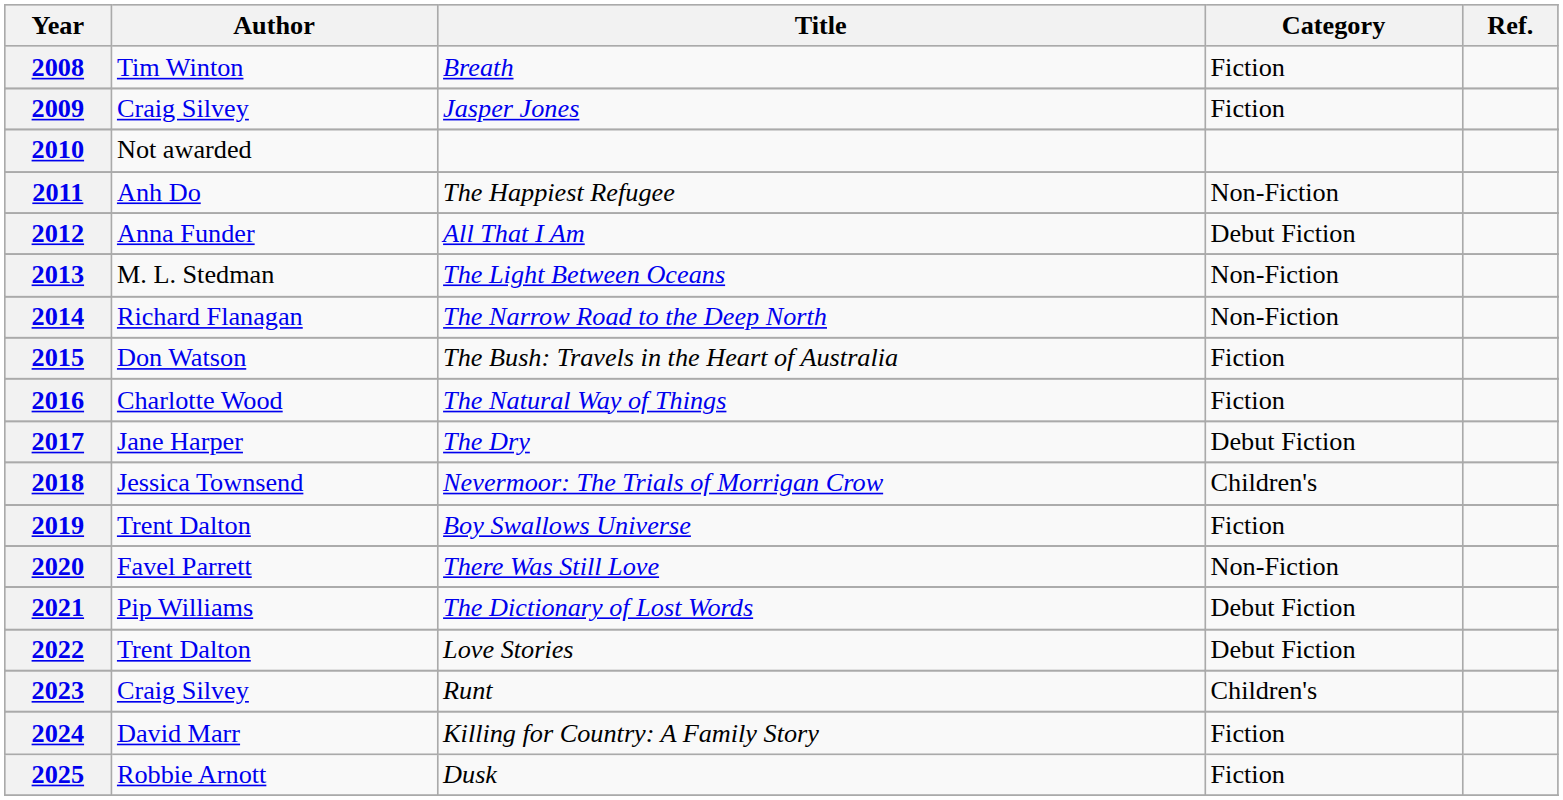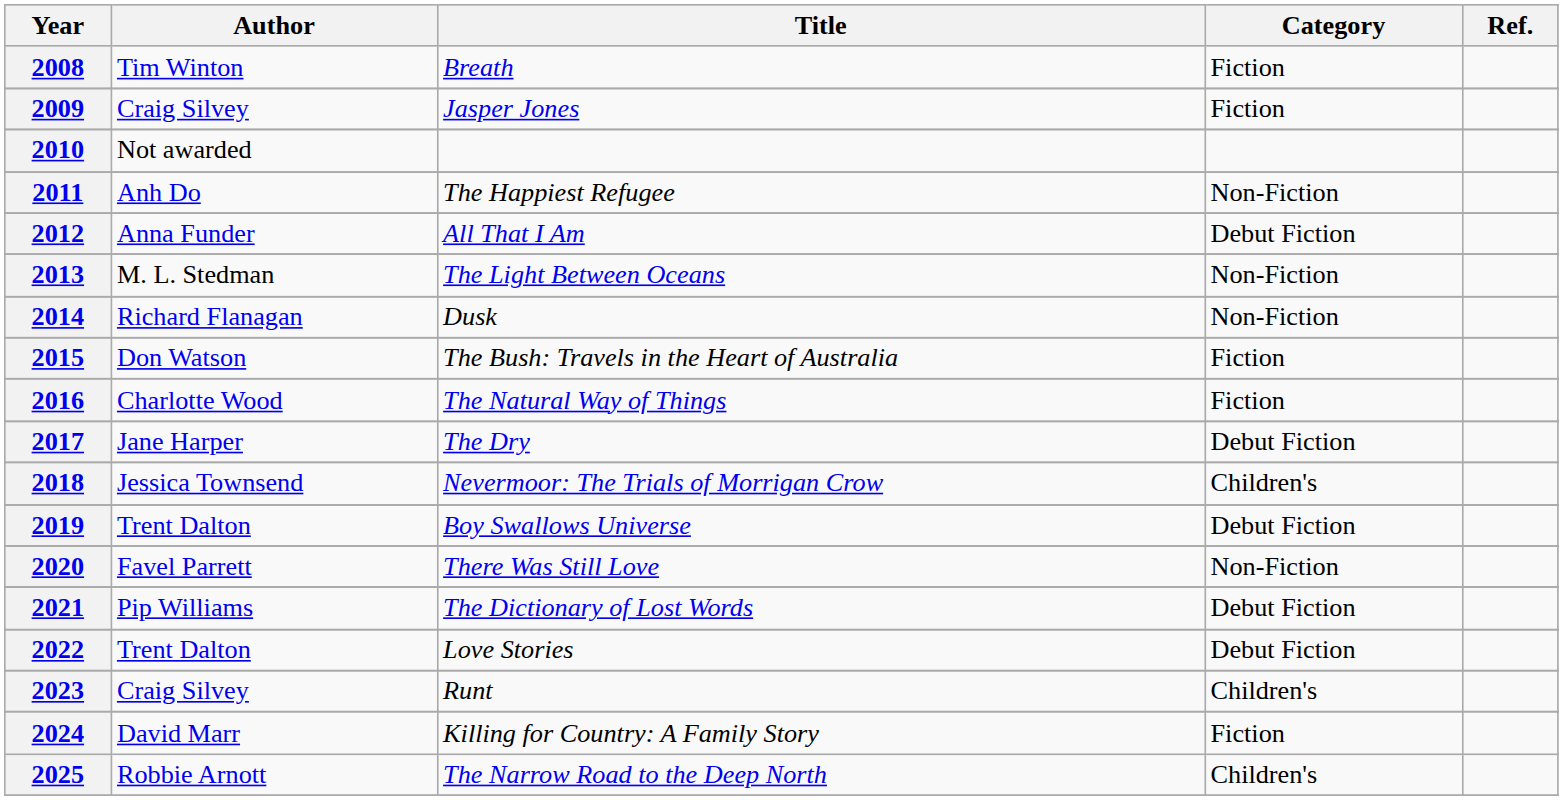(635, 316) The Narrow Road to the Deep North -> (470, 316) Dusk
(1248, 524) Fiction -> (1283, 524) Debut Fiction
(470, 774) Dusk -> (635, 774) The Narrow Road to the Deep North
(1248, 774) Fiction -> (1264, 774) Children's
